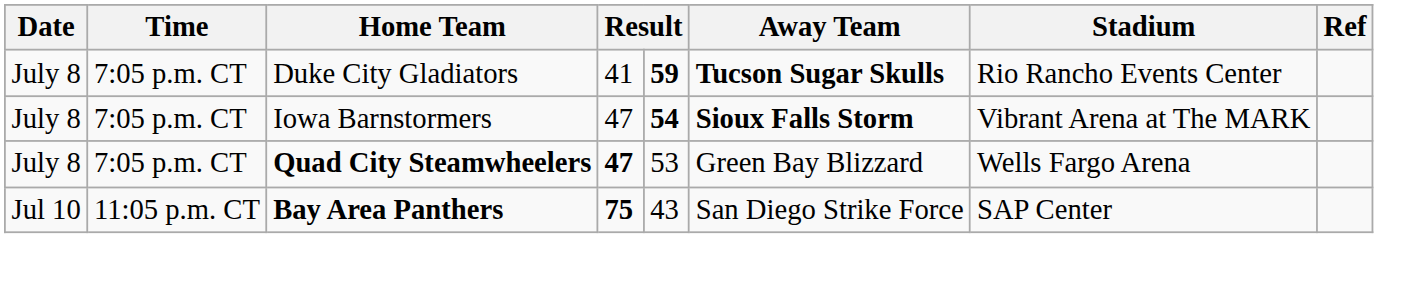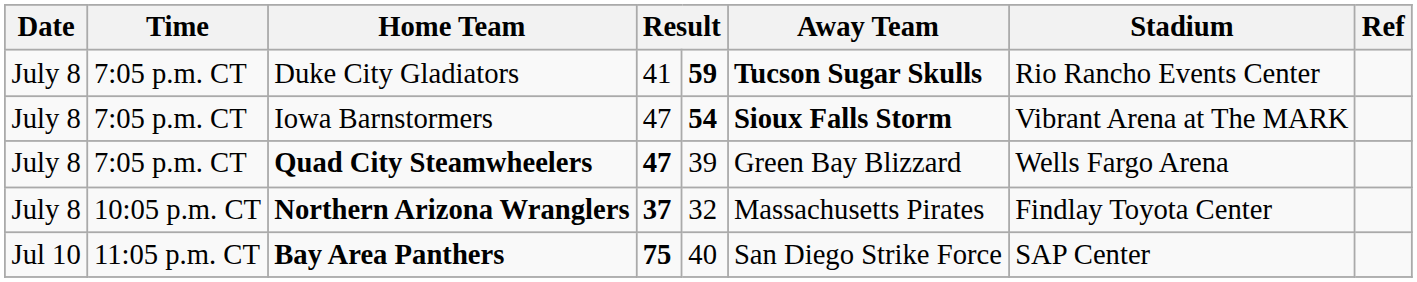(664, 163) 53 -> (703, 163) 39
+ row: (452, 208)
(664, 208) 43 -> (703, 254) 40
